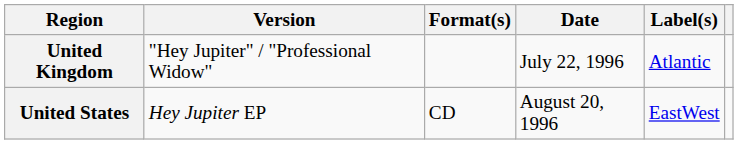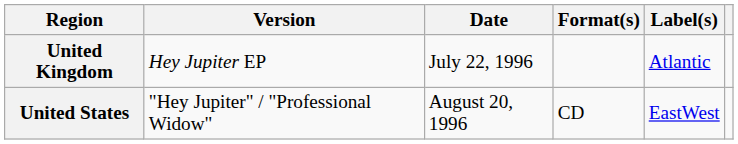columns swapped: (580, 19) <-> (470, 19)
(260, 60) "Hey Jupiter" / "Professional Widow" -> (207, 60) Hey Jupiter EP
(207, 113) Hey Jupiter EP -> (260, 113) "Hey Jupiter" / "Professional Widow"
